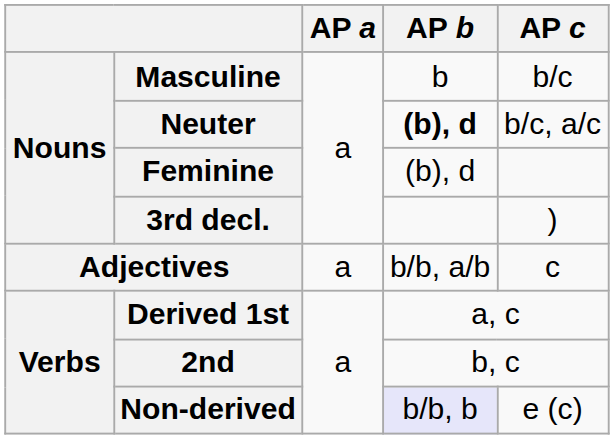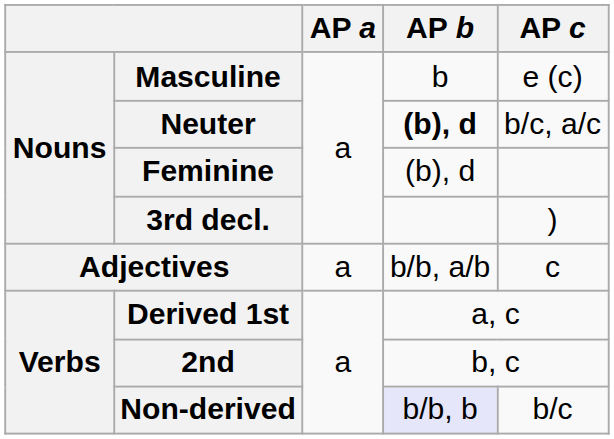(553, 76) b/c -> (553, 76) e (c)
(553, 409) e (c) -> (553, 409) b/c
